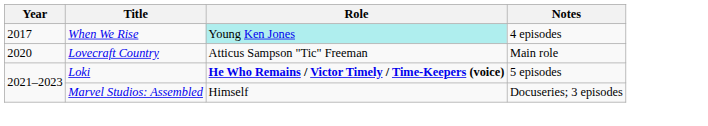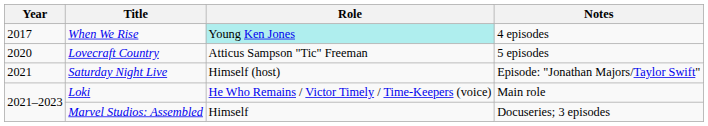(534, 53) Main role -> (523, 53) 5 episodes
+ row: (118, 72)
(356, 72) bold -> (350, 92) normal
(536, 72) 5 episodes -> (521, 92) Main role
